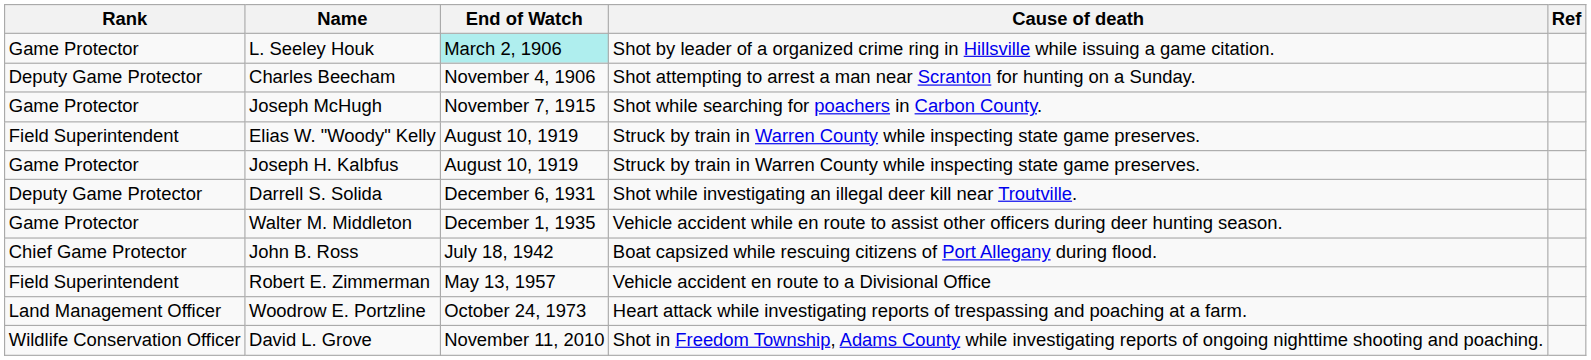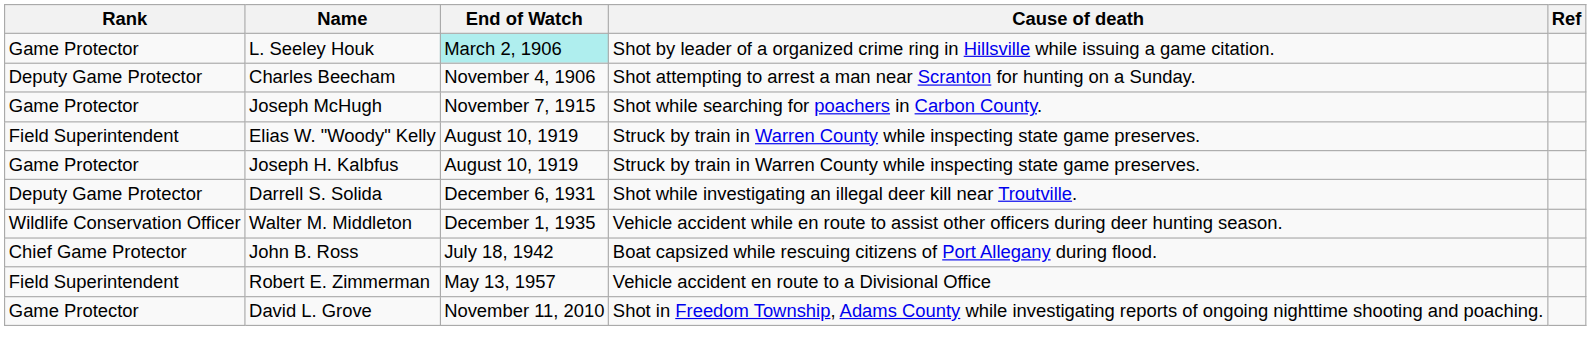(74, 223) Game Protector -> (125, 223) Wildlife Conservation Officer
- row: (337, 310)
(125, 340) Wildlife Conservation Officer -> (74, 310) Game Protector
